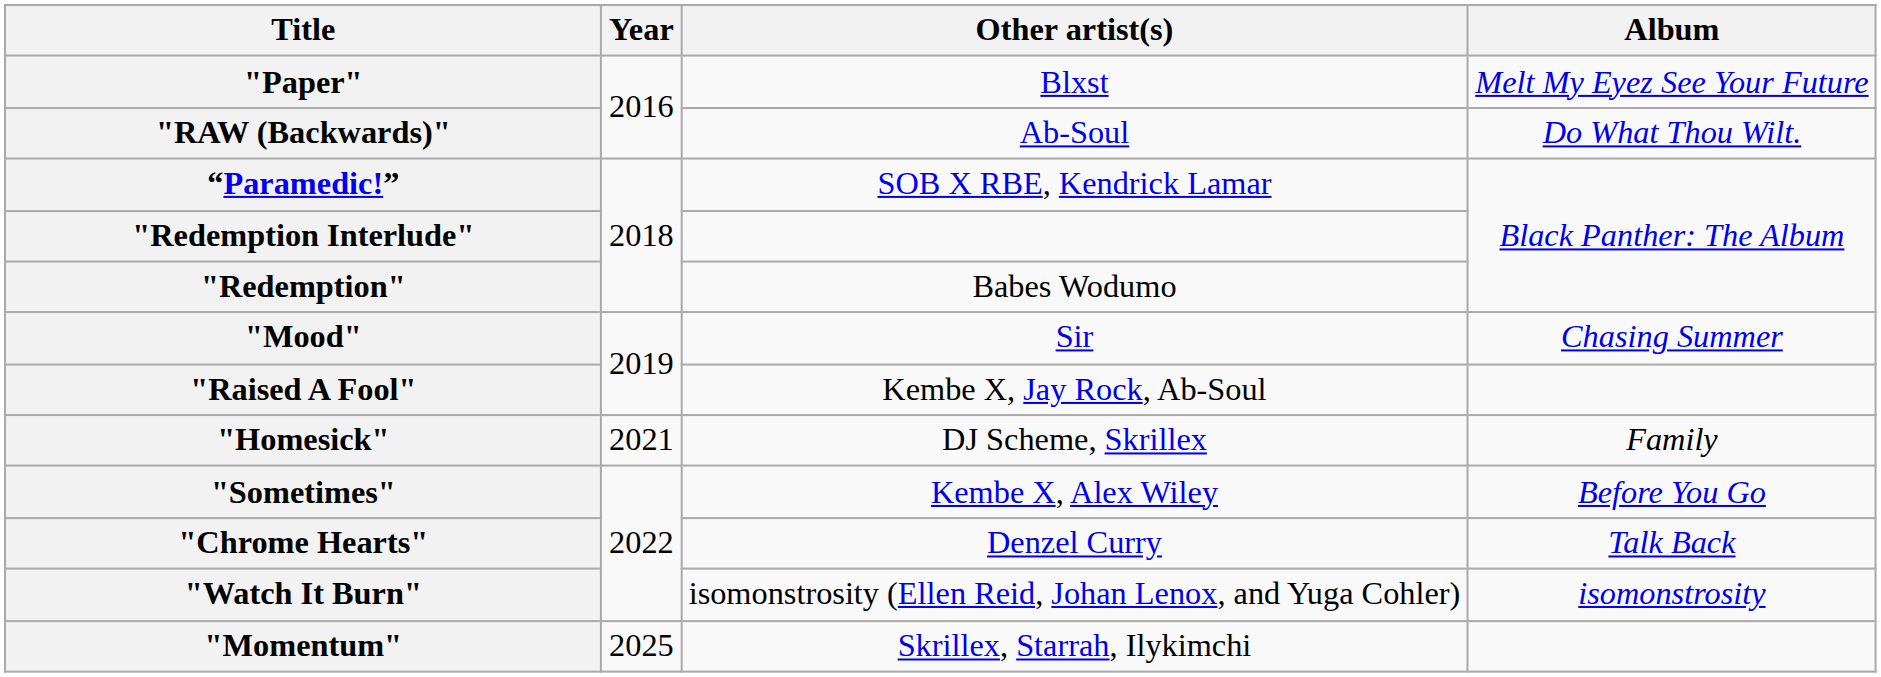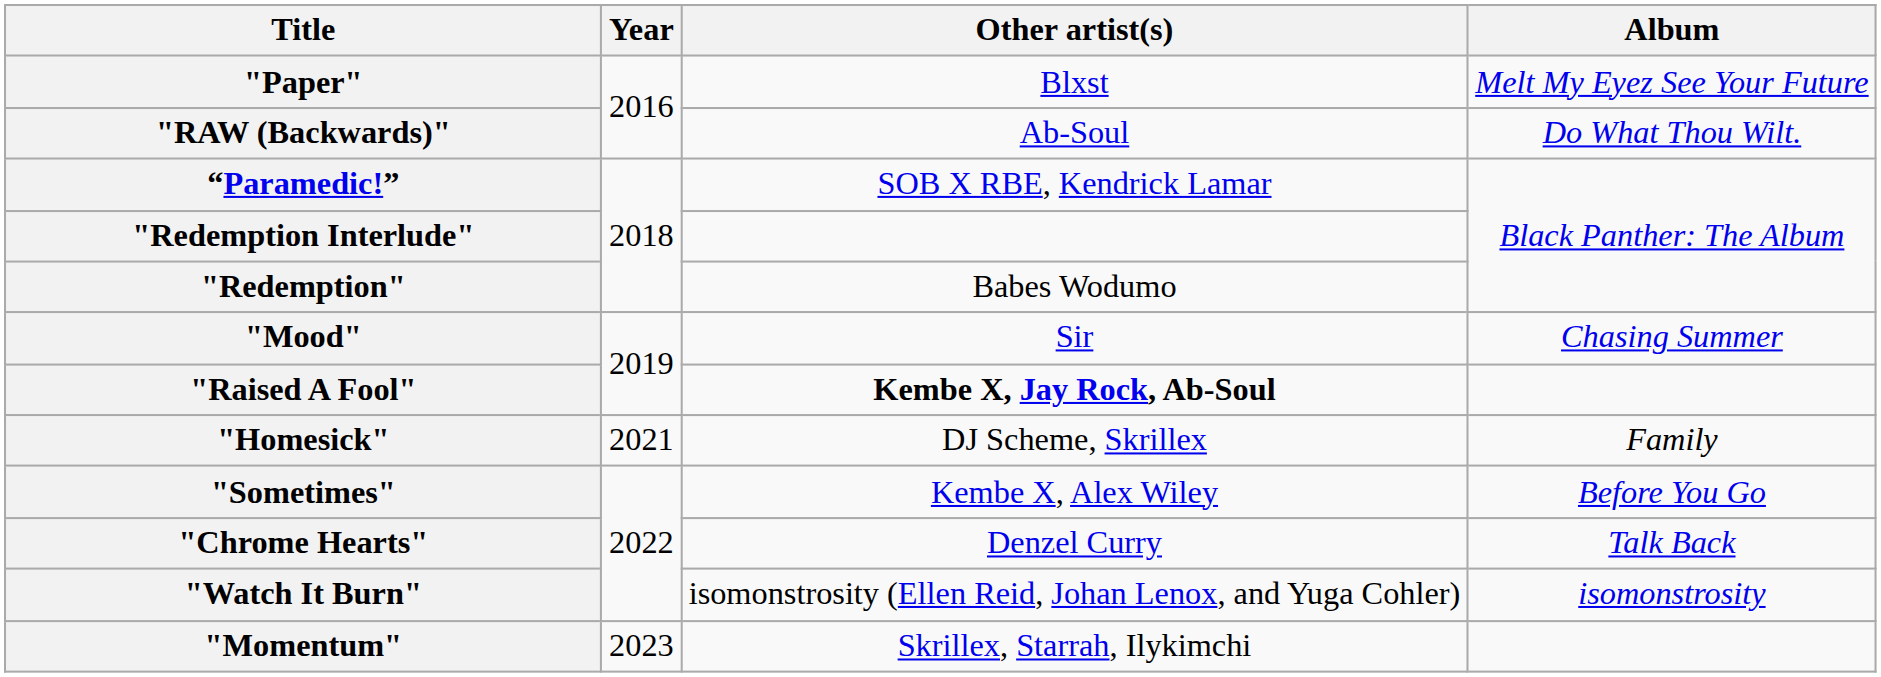(1074, 388) normal -> (1074, 388) bold
(641, 645) 2025 -> (641, 645) 2023
